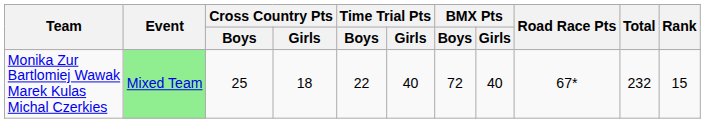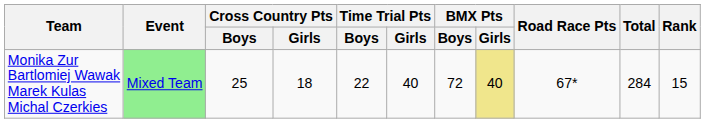(495, 84) no background -> (495, 84) khaki background
(639, 84) 232 -> (639, 84) 284
